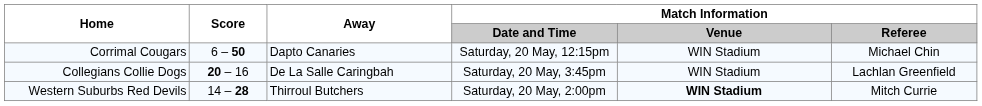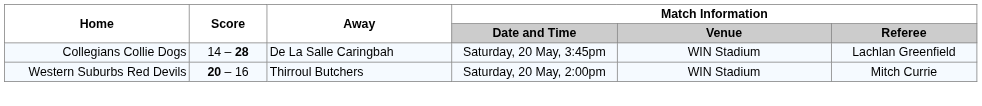- row: (138, 52)
(228, 71) 20 – 16 -> (228, 52) 14 – 28
(228, 91) 14 – 28 -> (228, 71) 20 – 16
(724, 91) bold -> (724, 71) normal
